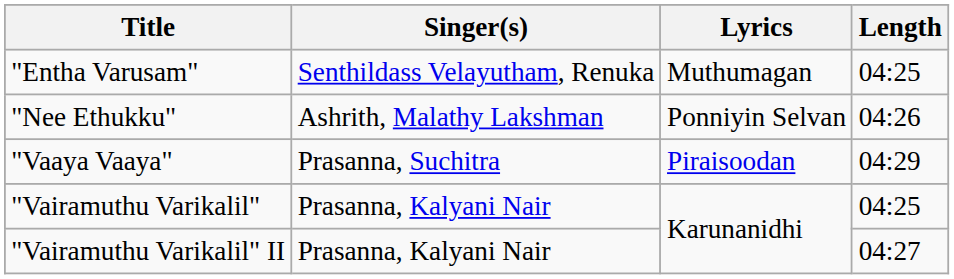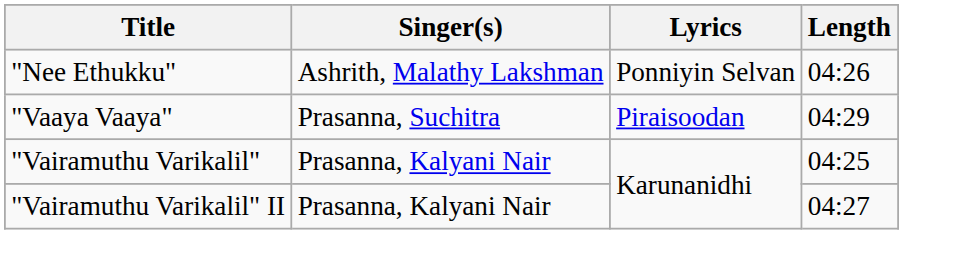- row: (105, 71)
